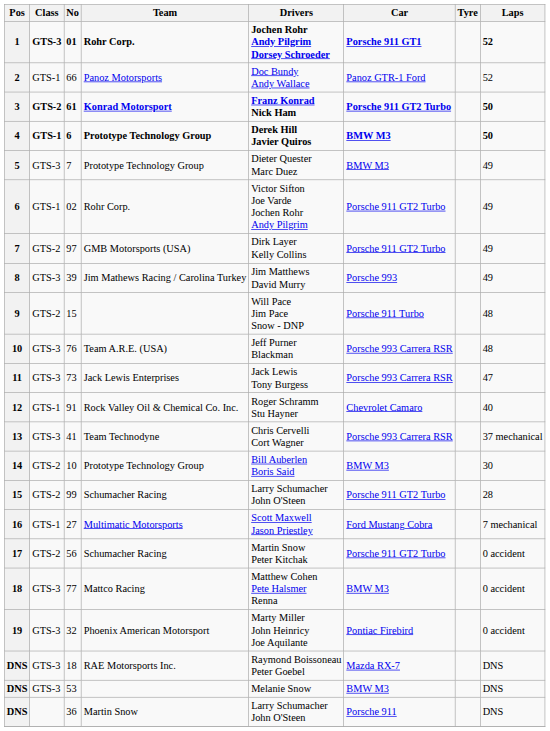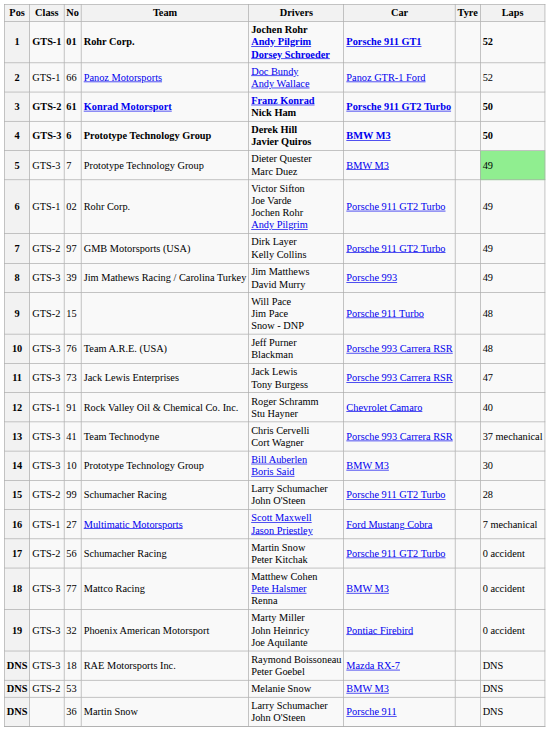(47, 42) GTS-3 -> (47, 42) GTS-1
(47, 136) GTS-1 -> (47, 136) GTS-3
(488, 165) no background -> (488, 165) lightgreen background
(46, 466) GTS-2 -> (46, 466) GTS-3
(46, 689) GTS-3 -> (46, 689) GTS-2
